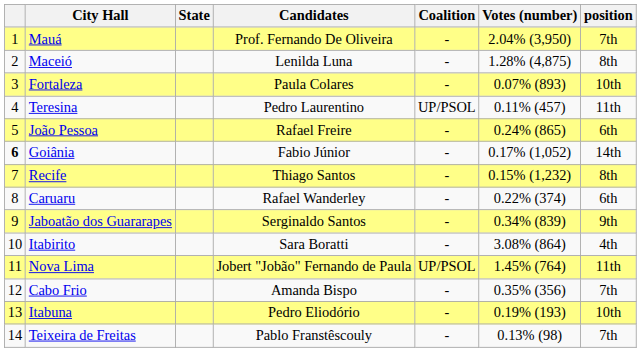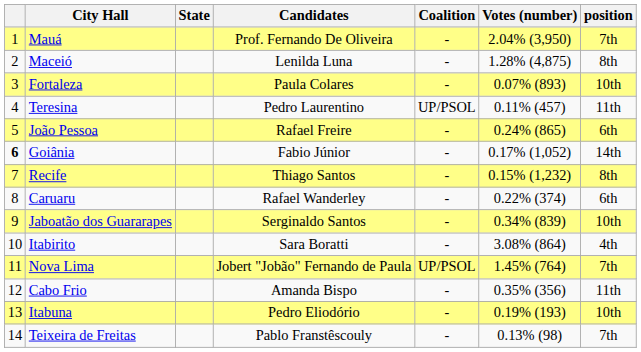(608, 221) 9th -> (608, 221) 10th
(608, 267) 11th -> (608, 267) 7th
(608, 289) 7th -> (608, 289) 11th
